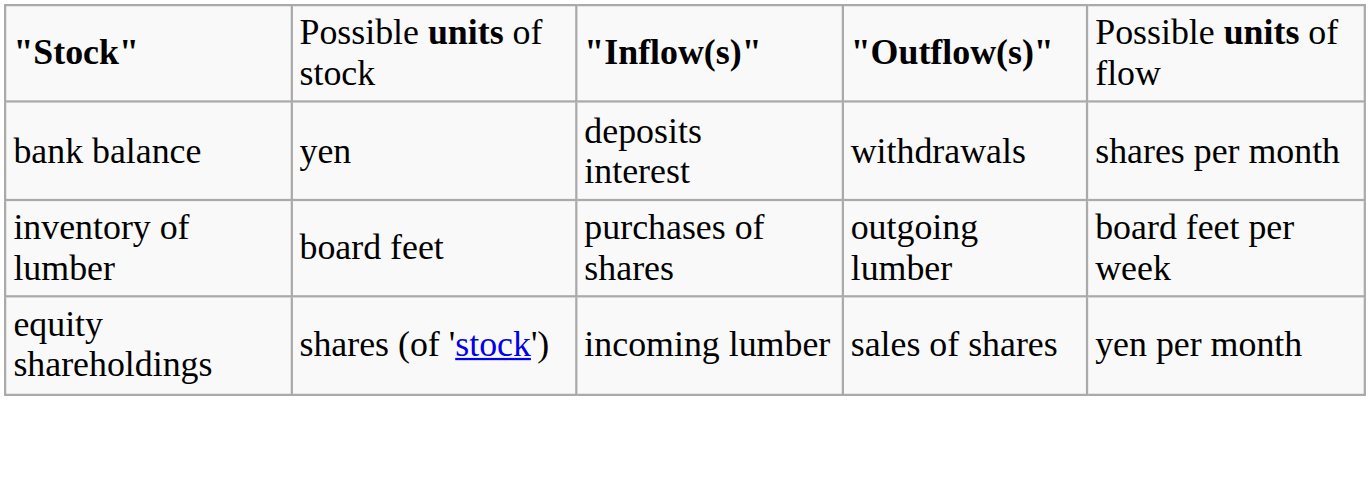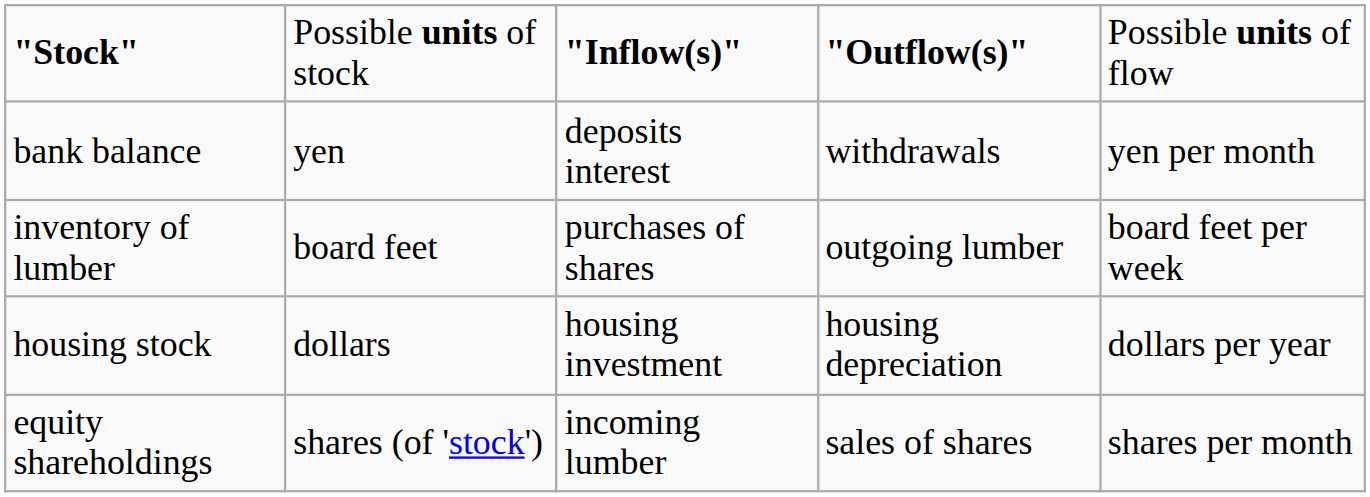(1218, 150) shares per month -> (1211, 150) yen per month
+ row: (112, 344)
(1199, 344) yen per month -> (1230, 441) shares per month
